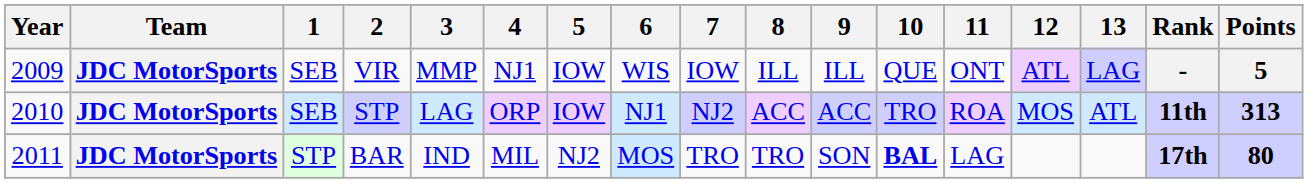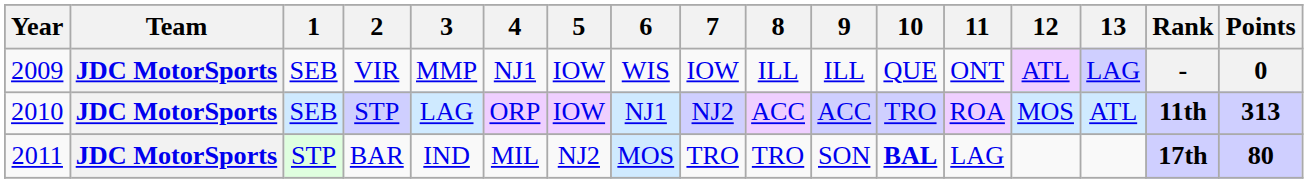(1261, 69) 5 -> (1261, 69) 0
